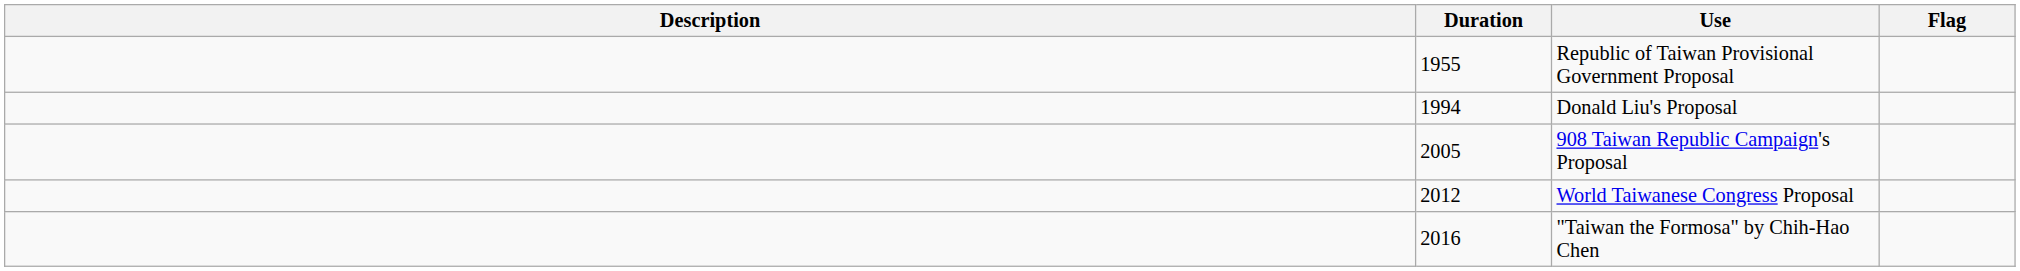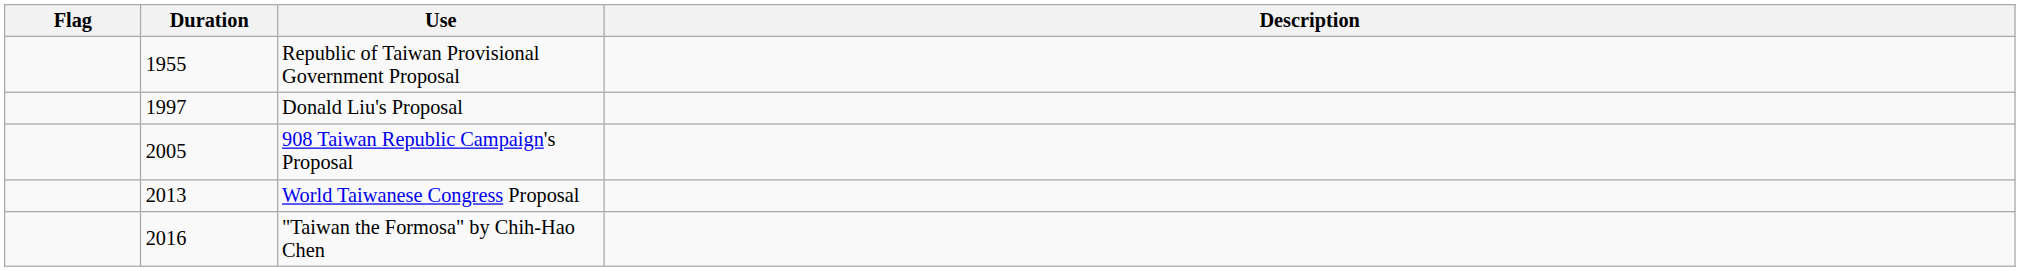columns swapped: (1947, 20) <-> (710, 20)
(1440, 107) 1994 -> (166, 107) 1997
(1440, 195) 2012 -> (166, 195) 2013
